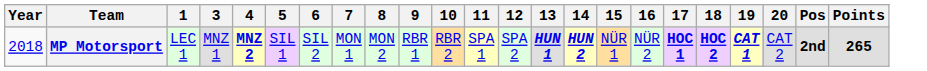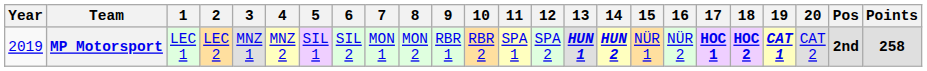+ column: (216, 16)
(26, 47) 2018 -> (26, 47) 2019
(249, 47) bold -> (282, 47) normal
(859, 47) 265 -> (892, 47) 258
